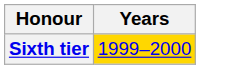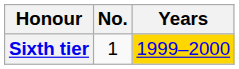+ column: (113, 19)
